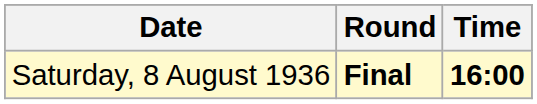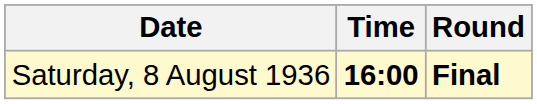columns swapped: (487, 27) <-> (390, 27)
